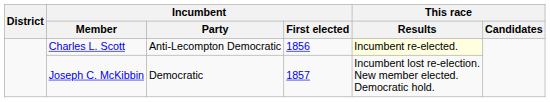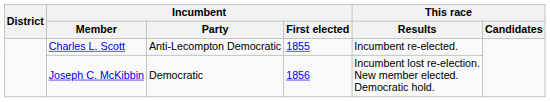(298, 47) 1856 -> (298, 47) 1855
(406, 47) lightyellow background -> (406, 47) no background
(298, 76) 1857 -> (298, 76) 1856
